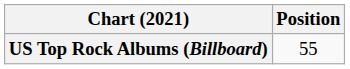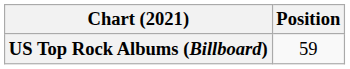(308, 48) 55 -> (308, 48) 59
